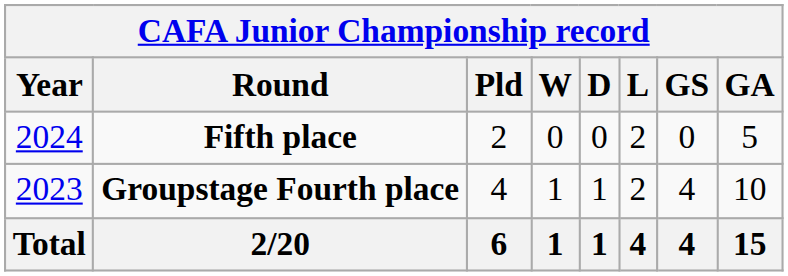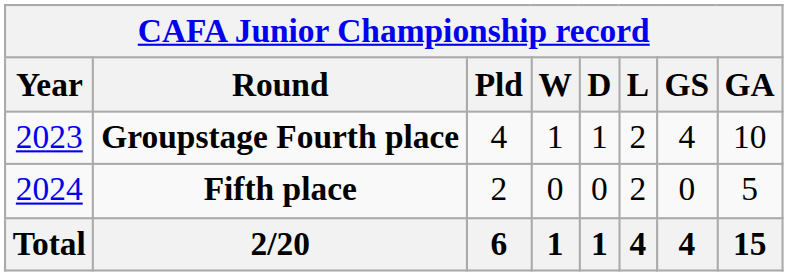rows swapped: (280, 190) <-> (280, 137)
